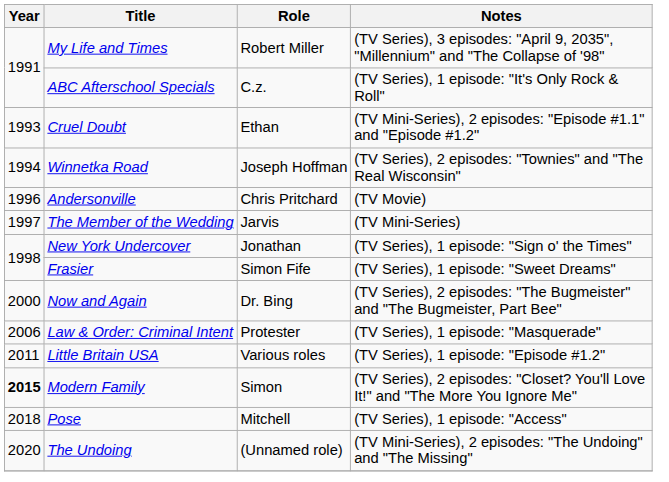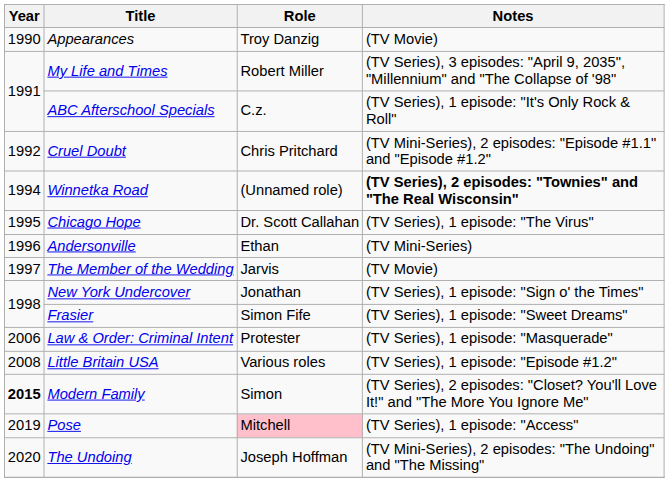+ row: (91, 39)
(24, 127) 1993 -> (24, 150) 1992
(260, 127) Ethan -> (289, 150) Chris Pritchard
(294, 167) Joseph Hoffman -> (292, 190) (Unnamed role)
(499, 167) normal -> (502, 190) bold
+ row: (94, 222)
(289, 199) Chris Pritchard -> (260, 245) Ethan
(390, 199) (TV Movie) -> (419, 245) (TV Mini-Series)
(407, 222) (TV Mini-Series) -> (402, 269) (TV Movie)
- row: (97, 300)
(24, 355) 2011 -> (24, 362) 2008
(24, 419) 2018 -> (24, 425) 2019
(265, 419) no background -> (265, 425) pink background
(292, 450) (Unnamed role) -> (294, 457) Joseph Hoffman
